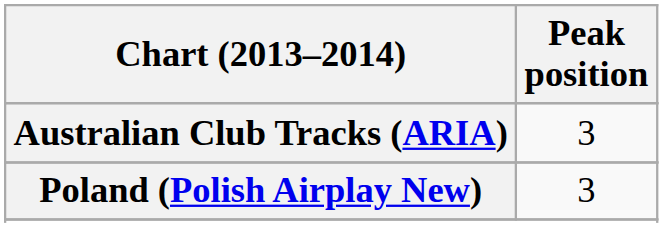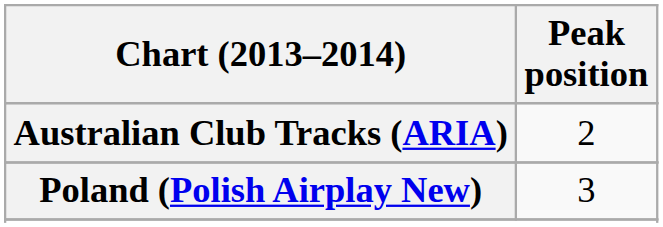(586, 132) 3 -> (586, 132) 2
